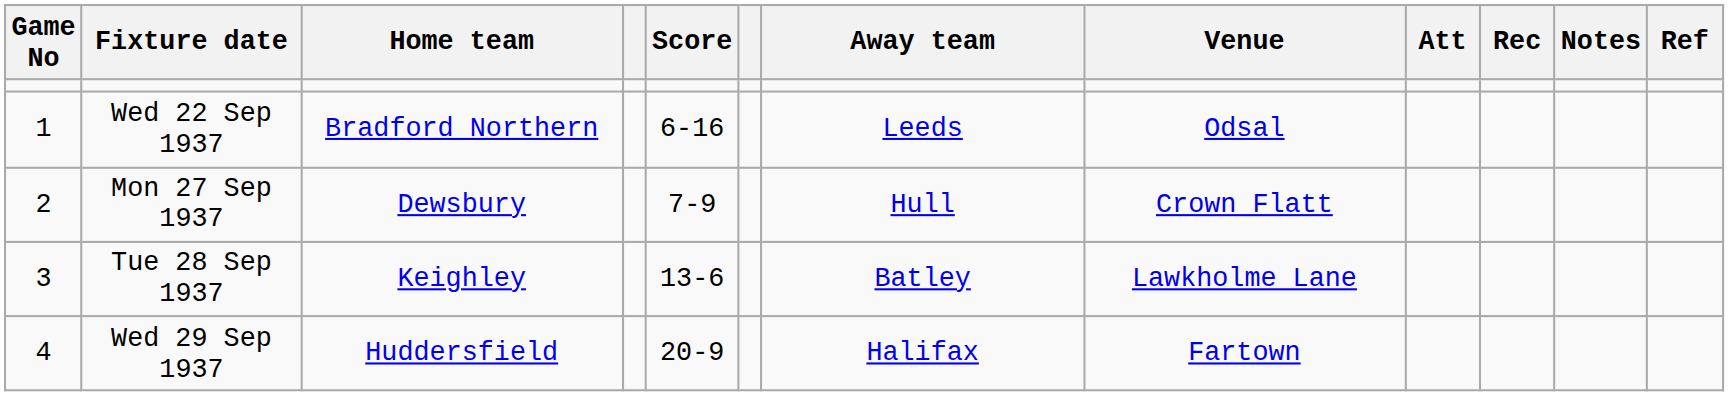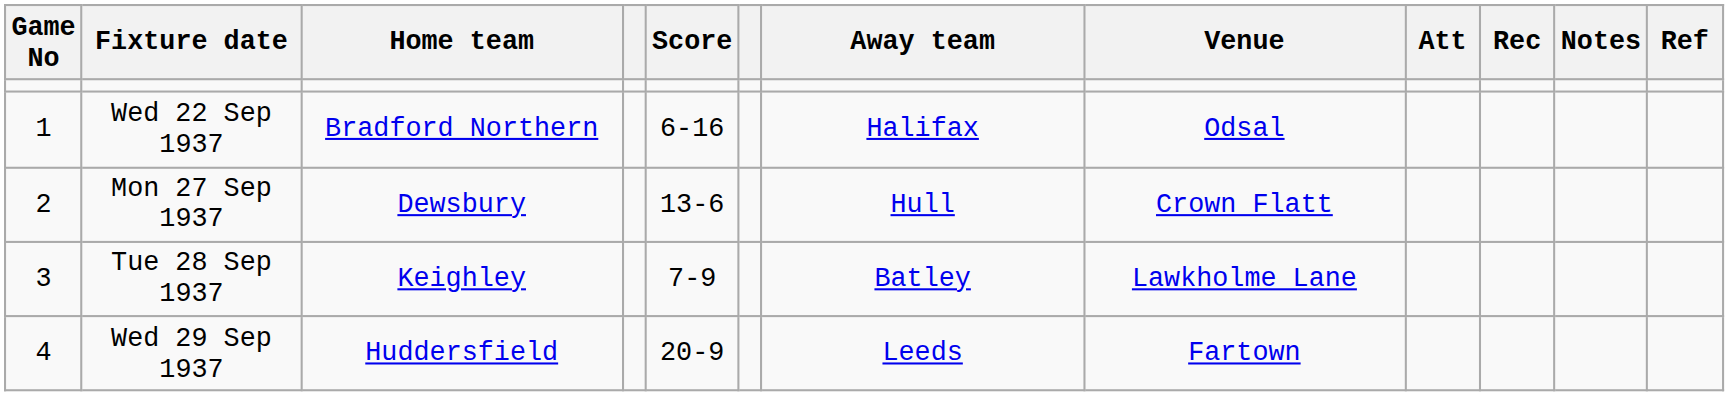(923, 130) Leeds -> (923, 130) Halifax
(692, 204) 7-9 -> (692, 204) 13-6
(692, 279) 13-6 -> (692, 279) 7-9
(923, 353) Halifax -> (923, 353) Leeds
